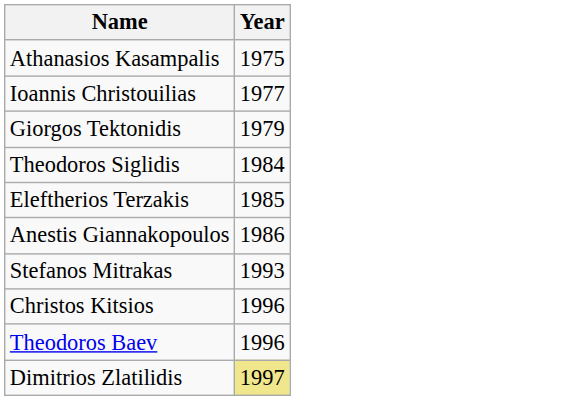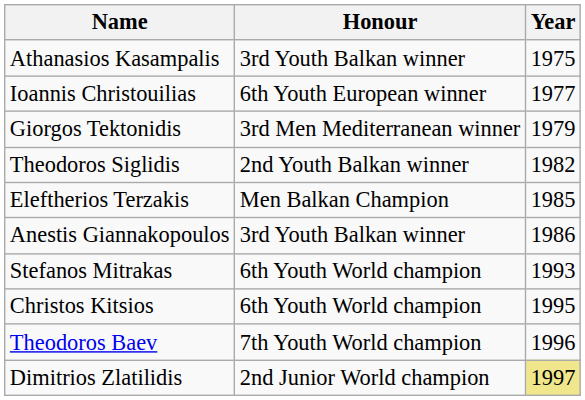+ column: (380, 22)
(262, 164) 1984 -> (553, 164) 1982
(262, 306) 1996 -> (553, 306) 1995
